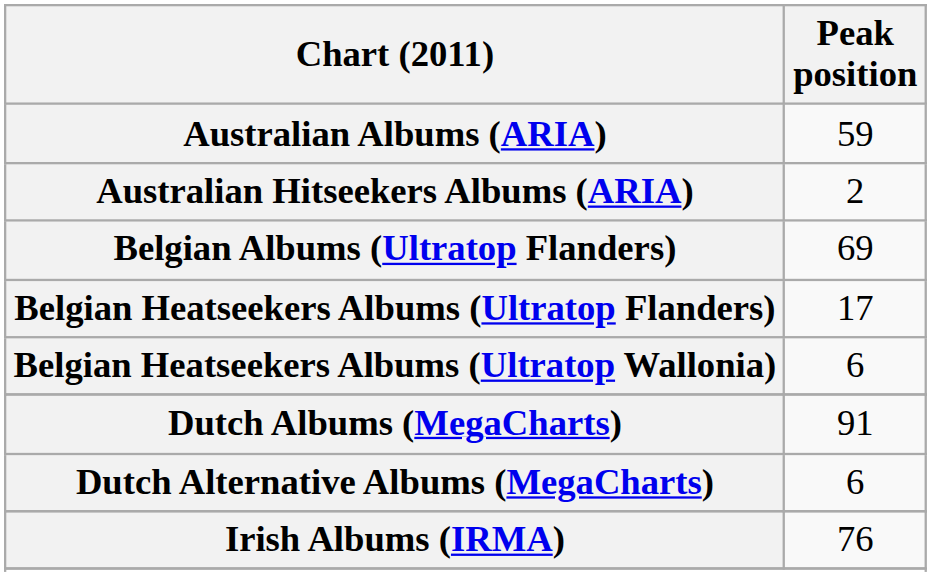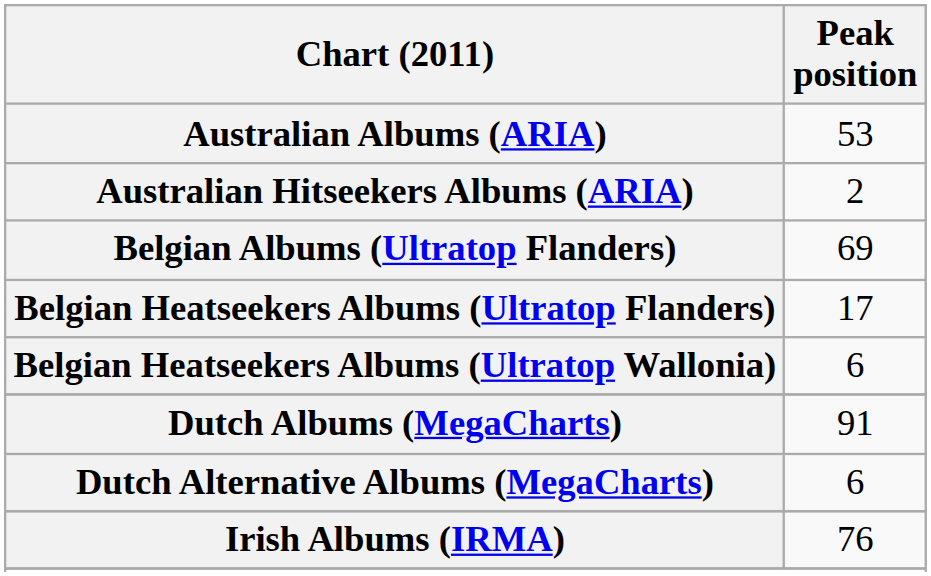(855, 132) 59 -> (855, 132) 53
